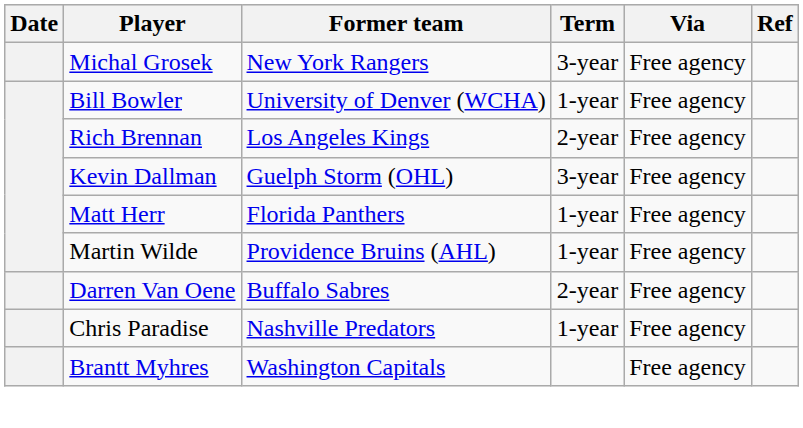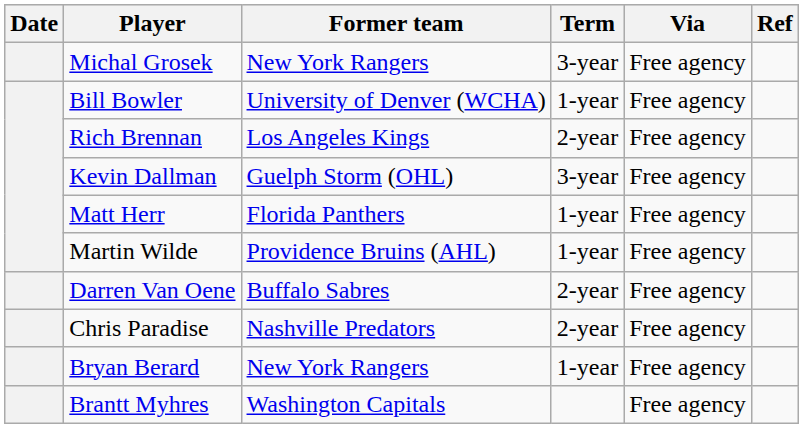(588, 328) 1-year -> (588, 328) 2-year
+ row: (134, 366)
